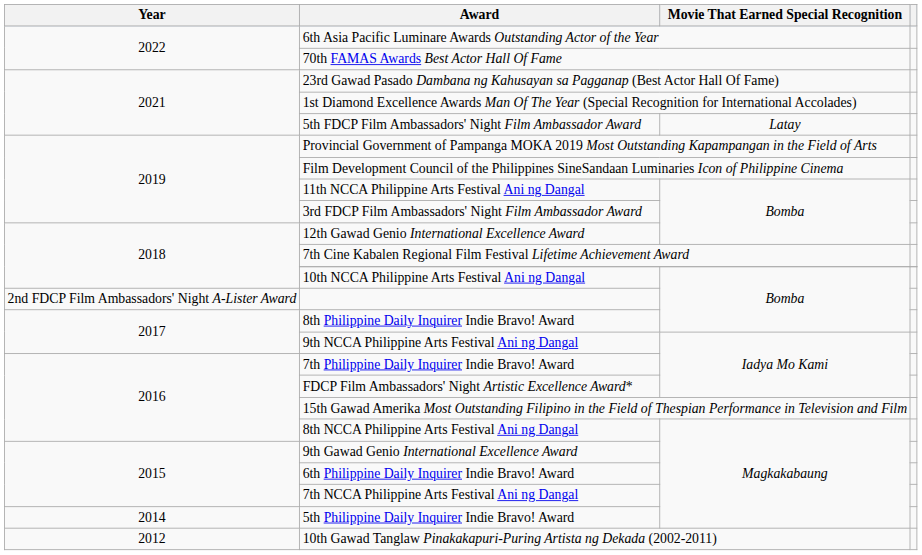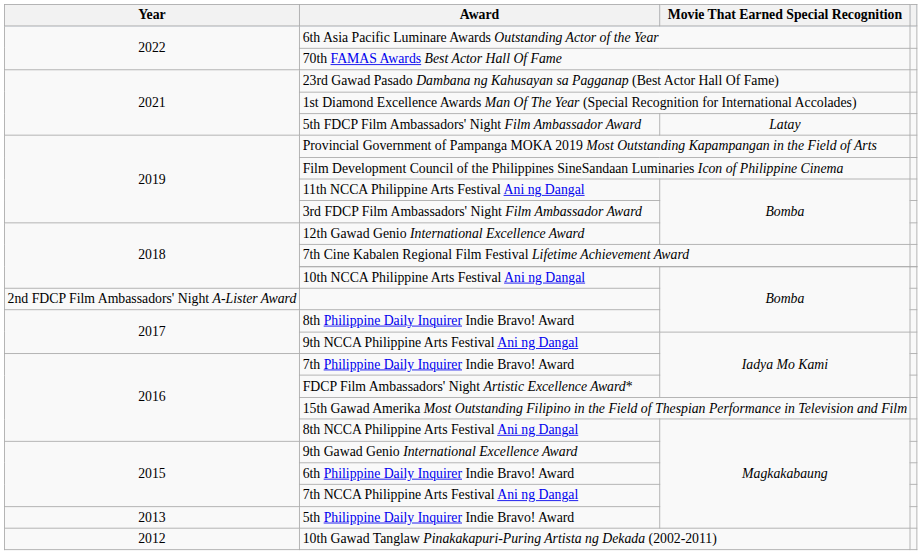(152, 517) 2014 -> (152, 517) 2013
